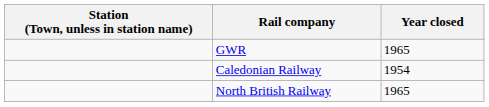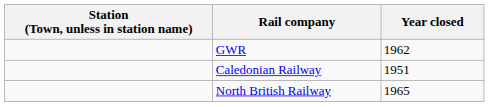(397, 49) 1965 -> (397, 49) 1962
(397, 70) 1954 -> (397, 70) 1951
